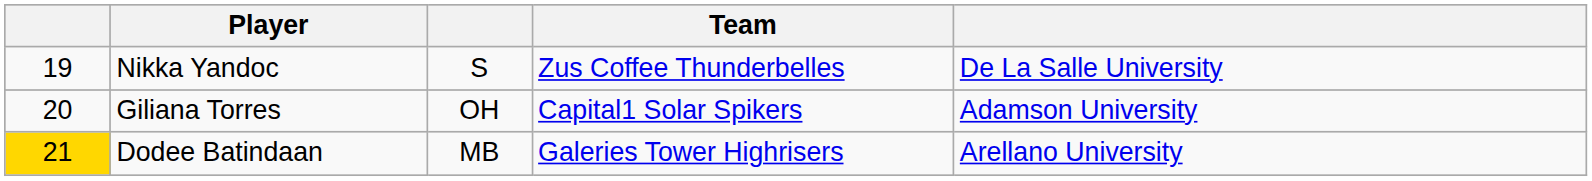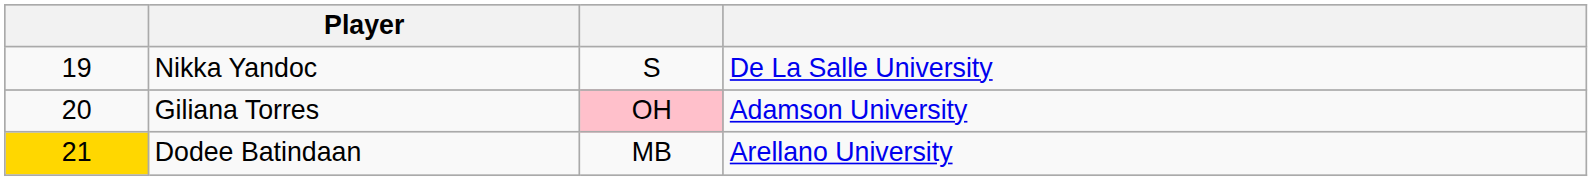- column: (743, 25)
(479, 110) no background -> (652, 110) pink background
